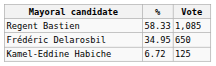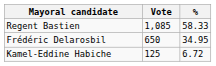columns swapped: (192, 11) <-> (158, 11)
